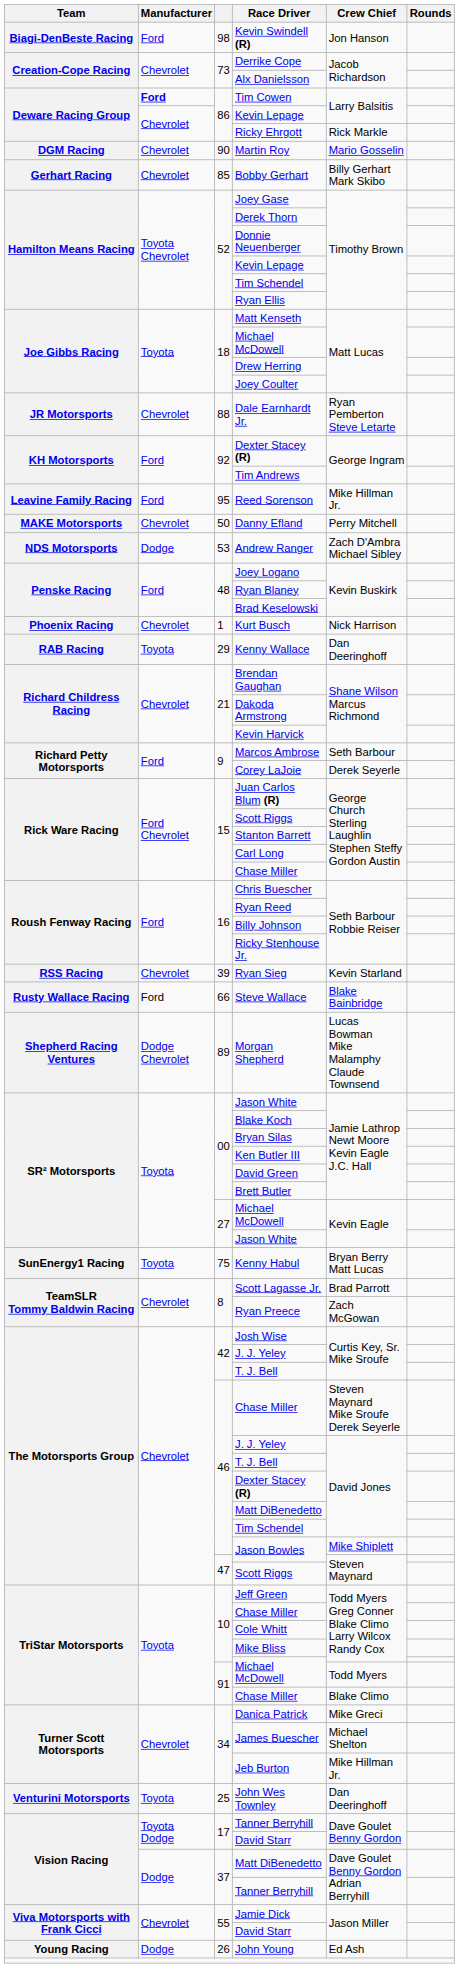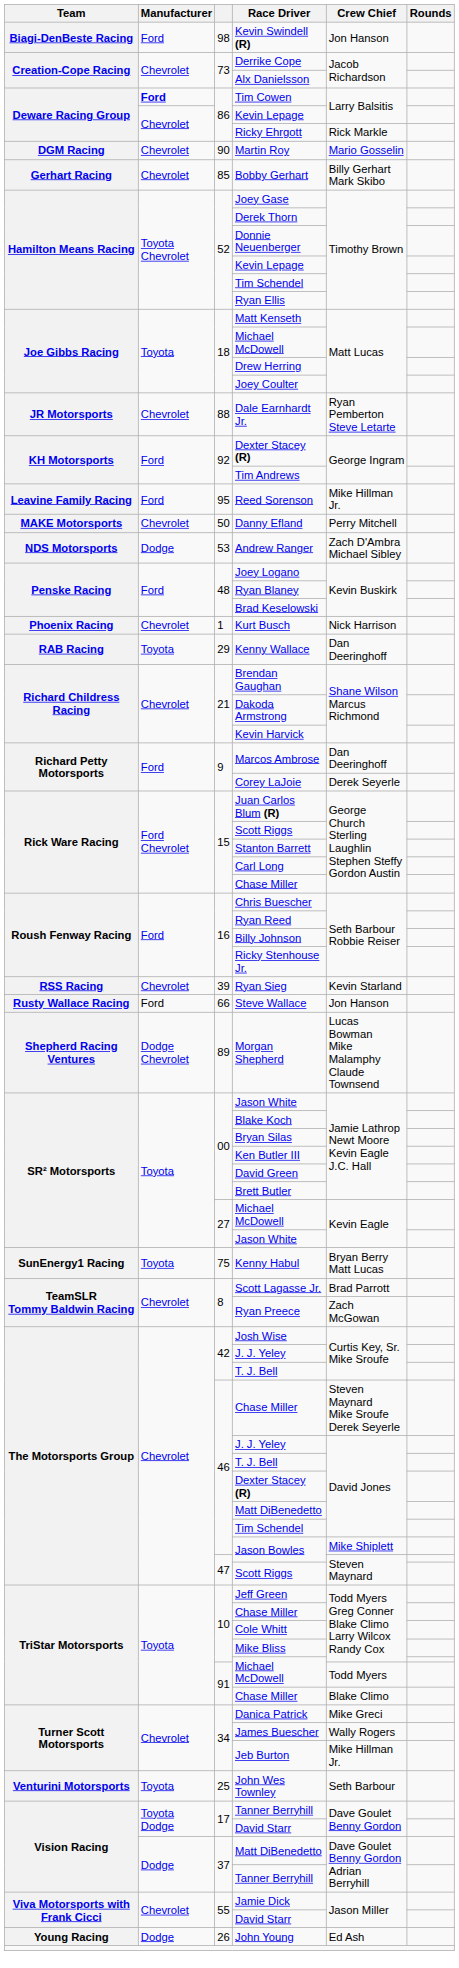(362, 752) Seth Barbour -> (358, 758) Dan Deeringhoff
(356, 997) Blake Bainbridge -> (359, 1003) Jon Hanson
(348, 1738) Michael Shelton -> (362, 1732) Wally Rogers
(358, 1799) Dan Deeringhoff -> (362, 1786) Seth Barbour
